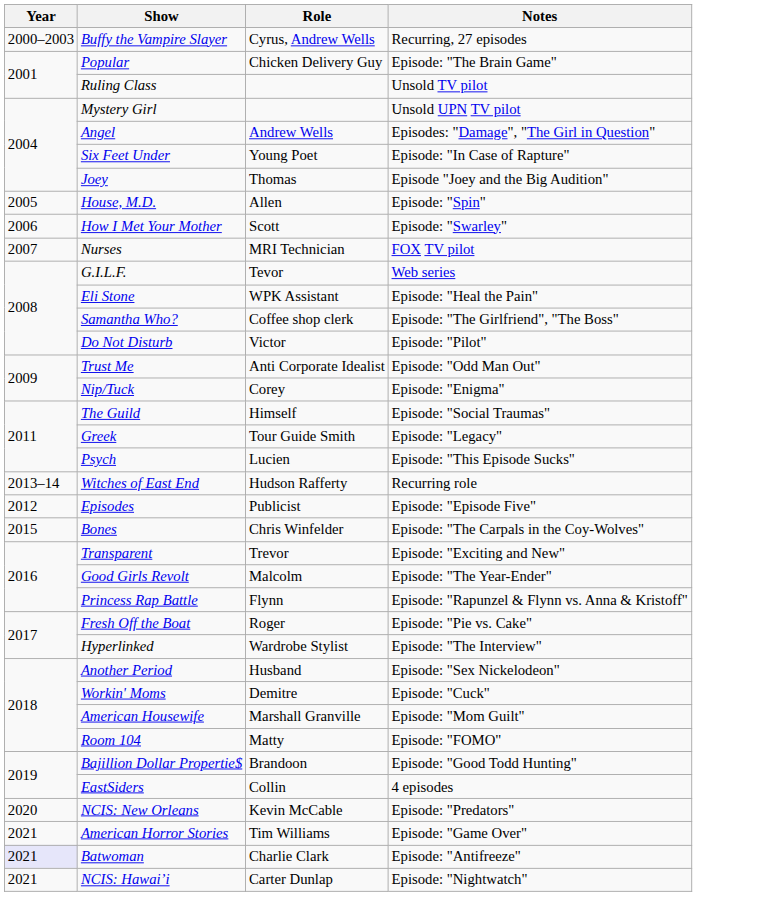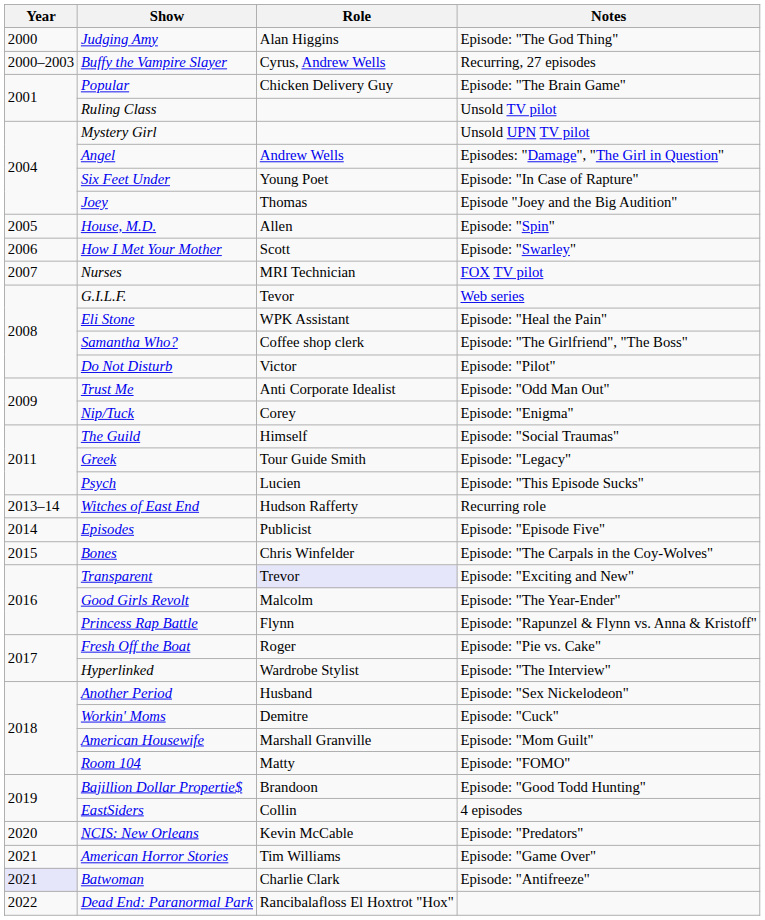+ row: (119, 39)
(23, 506) 2012 -> (23, 529) 2014
(269, 553) no background -> (280, 576) lavender background
- row: (125, 879)
+ row: (167, 903)
